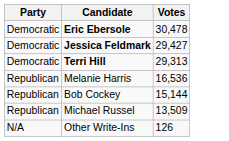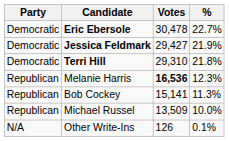+ column: (207, 12)
(172, 62) 29,313 -> (172, 62) 29,310
(172, 78) normal -> (172, 78) bold
(172, 95) 15,144 -> (172, 95) 15,141
